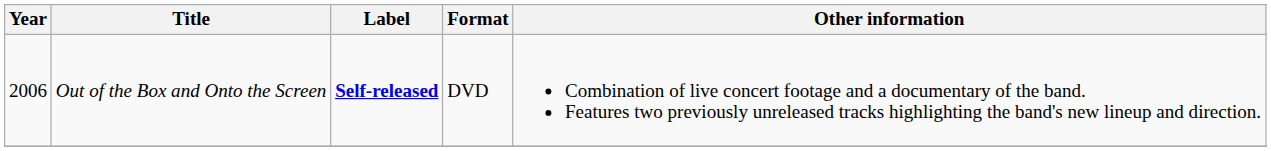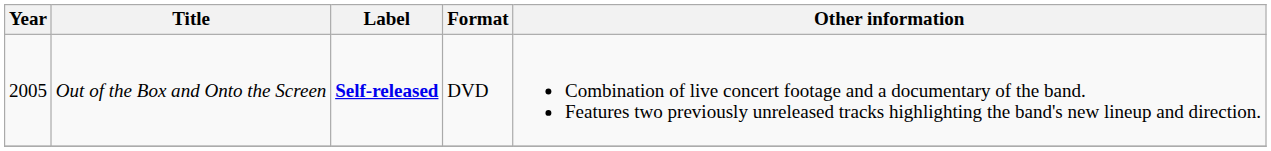(28, 90) 2006 -> (28, 90) 2005
